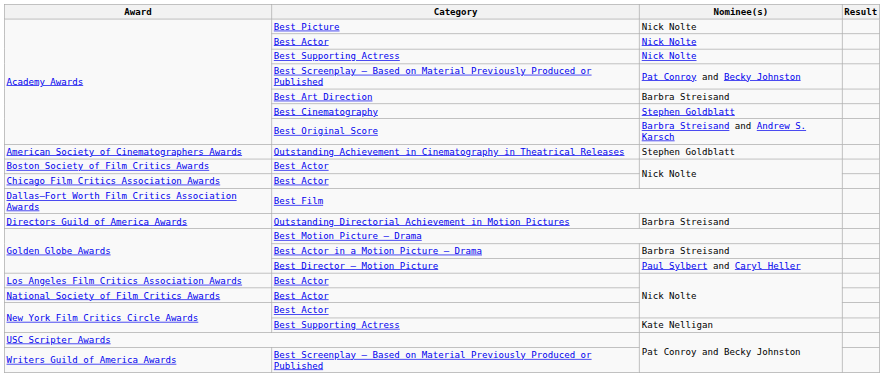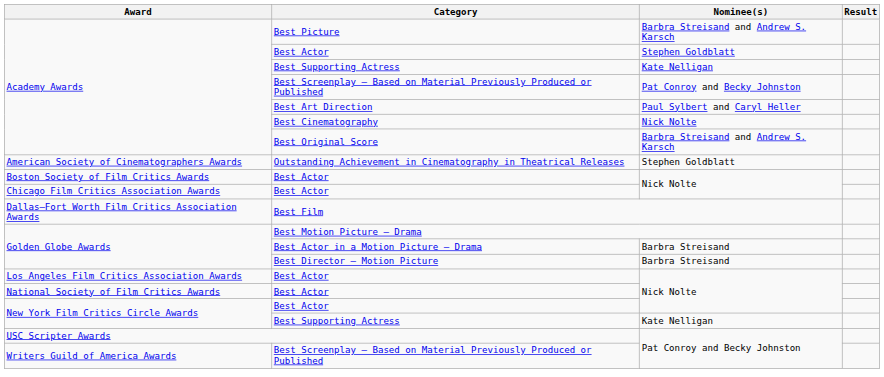(669, 27) Nick Nolte -> (724, 32) Barbra Streisand and Andrew S. Karsch
(669, 41) Nick Nolte -> (688, 52) Stephen Goldblatt
(669, 56) Nick Nolte -> (677, 67) Kate Nelligan
(686, 96) Barbra Streisand -> (721, 107) Paul Sylbert and Caryl Heller
(688, 111) Stephen Goldblatt -> (669, 122) Nick Nolte
- row: (97, 221)
(721, 266) Paul Sylbert and Caryl Heller -> (686, 261) Barbra Streisand
